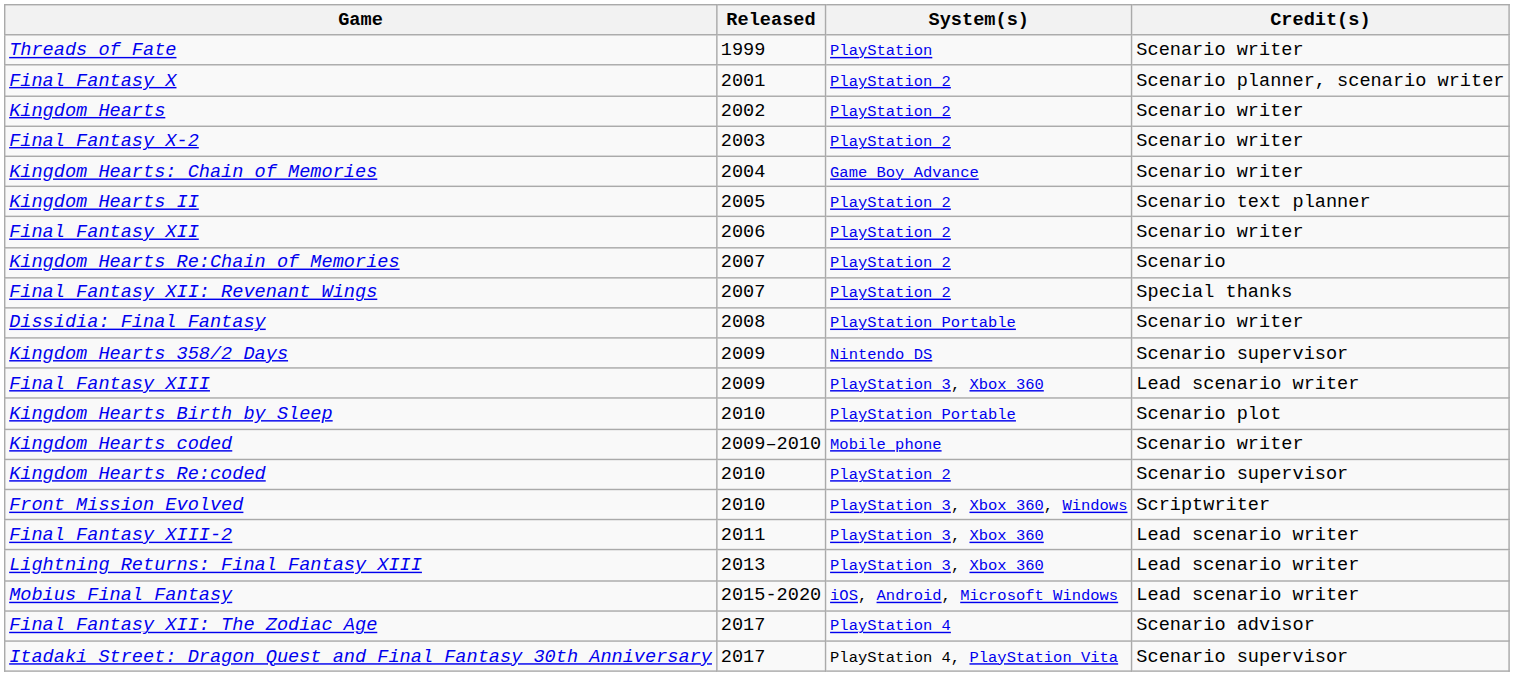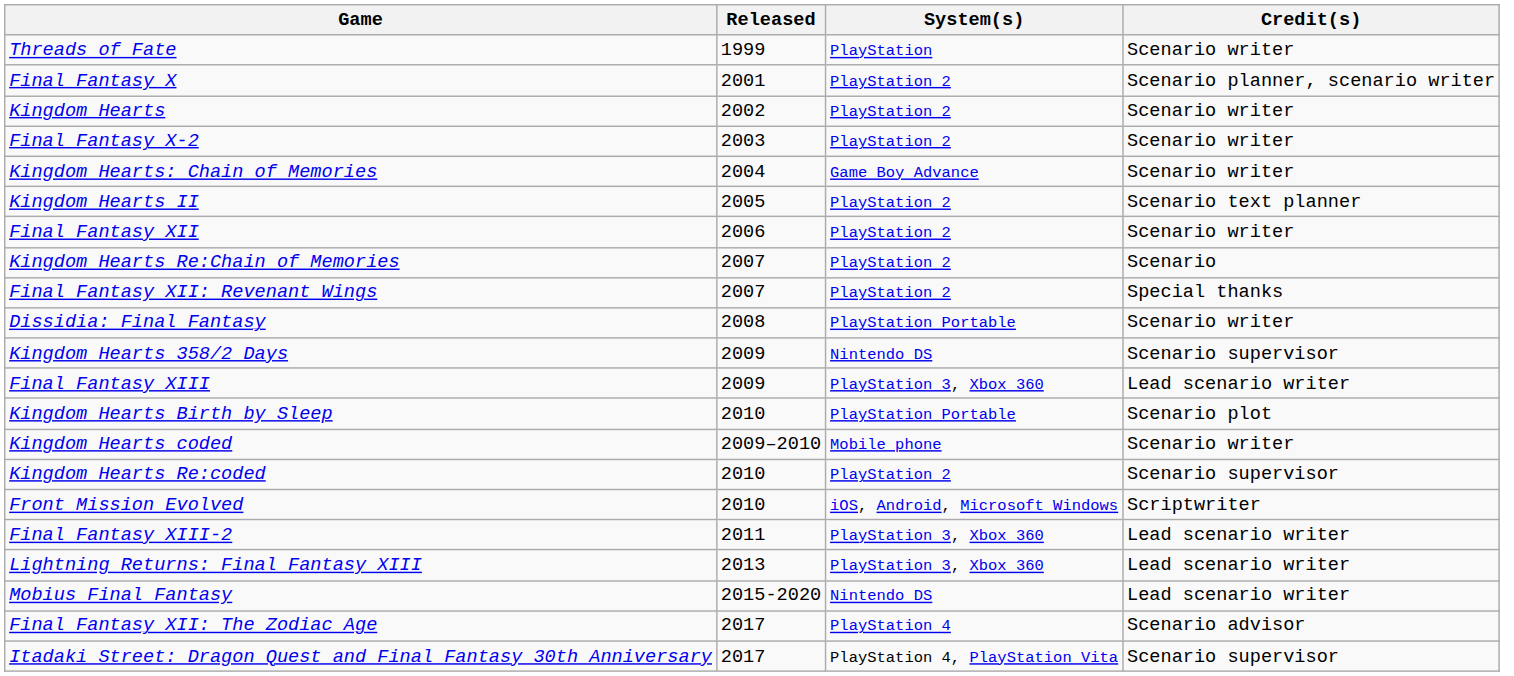(979, 505) PlayStation 3, Xbox 360, Windows -> (974, 505) iOS, Android, Microsoft Windows
(974, 596) iOS, Android, Microsoft Windows -> (881, 596) Nintendo DS
